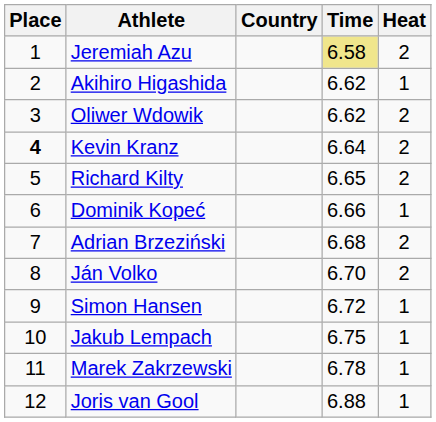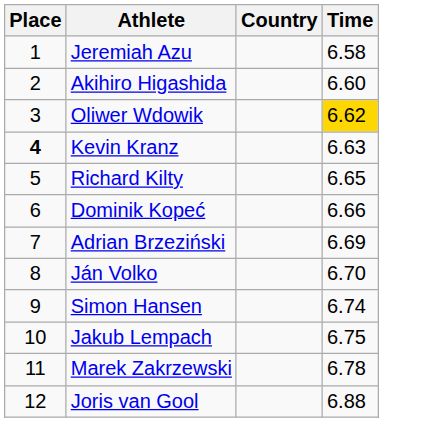- column: (404, 20)
(346, 52) khaki background -> (346, 52) no background
(346, 83) 6.62 -> (346, 83) 6.60
(346, 115) no background -> (346, 115) gold background
(346, 147) 6.64 -> (346, 147) 6.63
(346, 242) 6.68 -> (346, 242) 6.69
(346, 305) 6.72 -> (346, 305) 6.74
